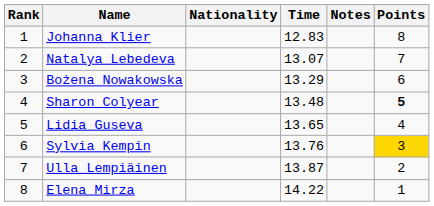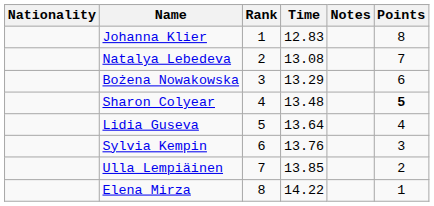columns swapped: (24, 15) <-> (233, 15)
(304, 59) 13.07 -> (304, 59) 13.08
(304, 125) 13.65 -> (304, 125) 13.64
(401, 146) gold background -> (401, 146) no background
(304, 168) 13.87 -> (304, 168) 13.85
